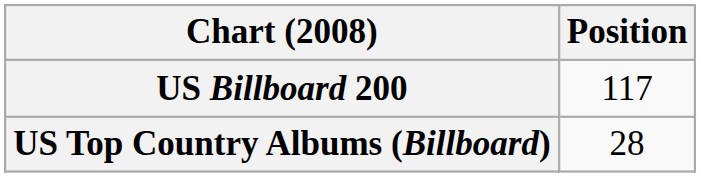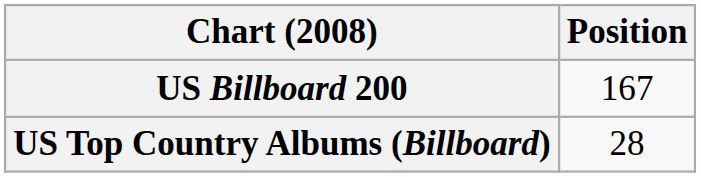(627, 87) 117 -> (627, 87) 167
